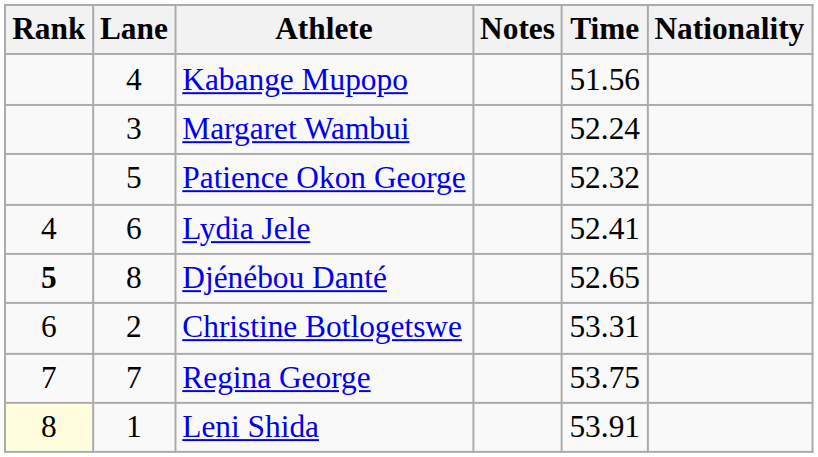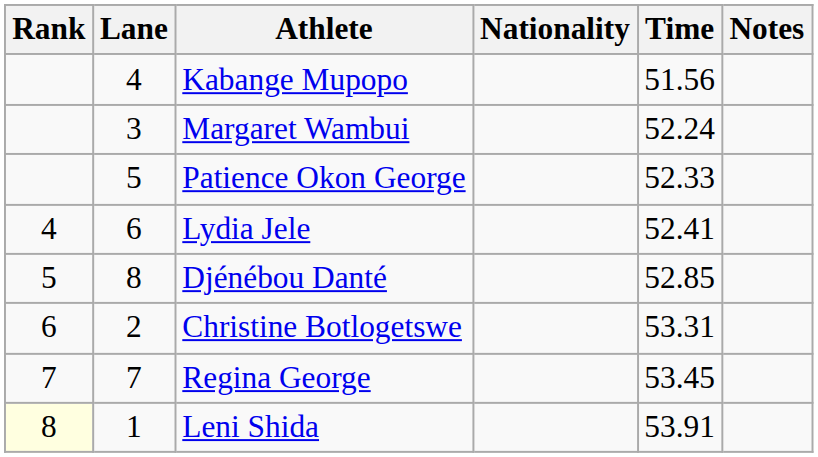columns swapped: (729, 29) <-> (518, 29)
(605, 178) 52.32 -> (680, 178) 52.33
(49, 278) bold -> (49, 278) normal
(605, 278) 52.65 -> (680, 278) 52.85
(605, 377) 53.75 -> (680, 377) 53.45
